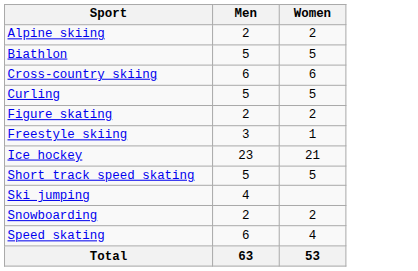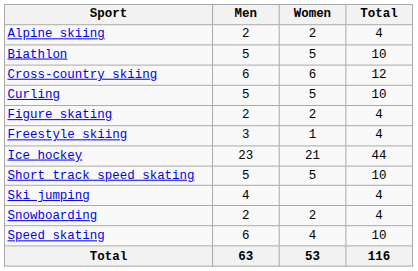+ column: (379, 15)
